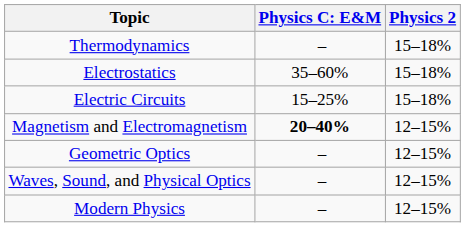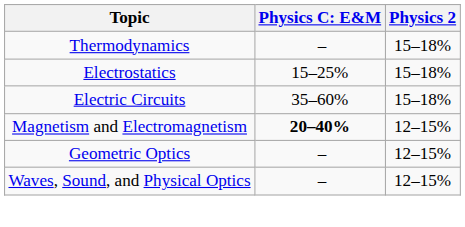(320, 72) 35–60% -> (320, 72) 15–25%
(320, 99) 15–25% -> (320, 99) 35–60%
- row: (130, 208)
